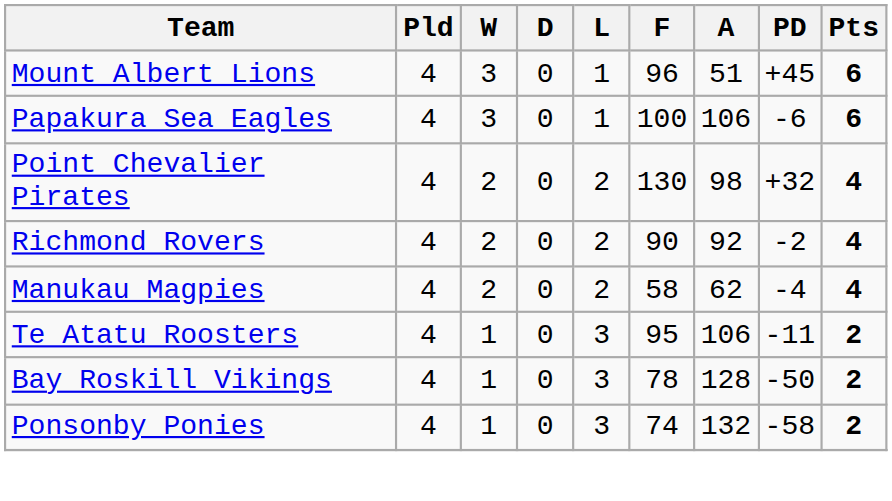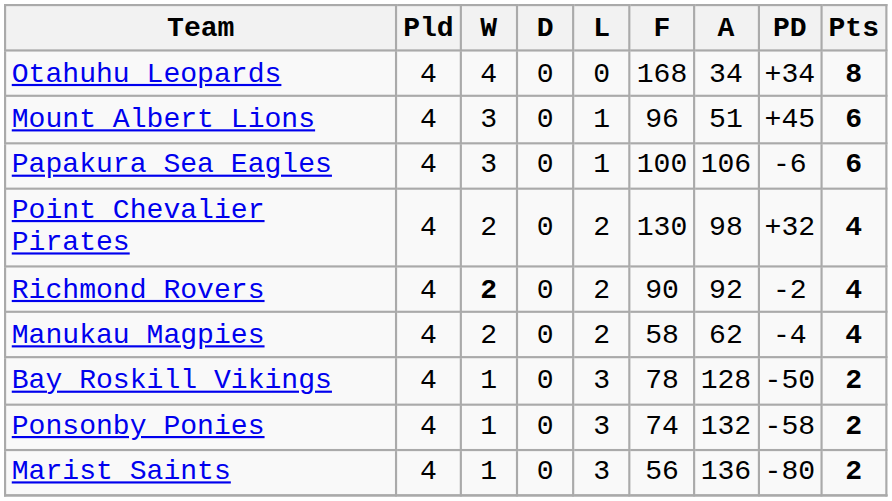+ row: (147, 74)
(489, 243) normal -> (489, 289) bold
- row: (155, 335)
+ row: (121, 472)
